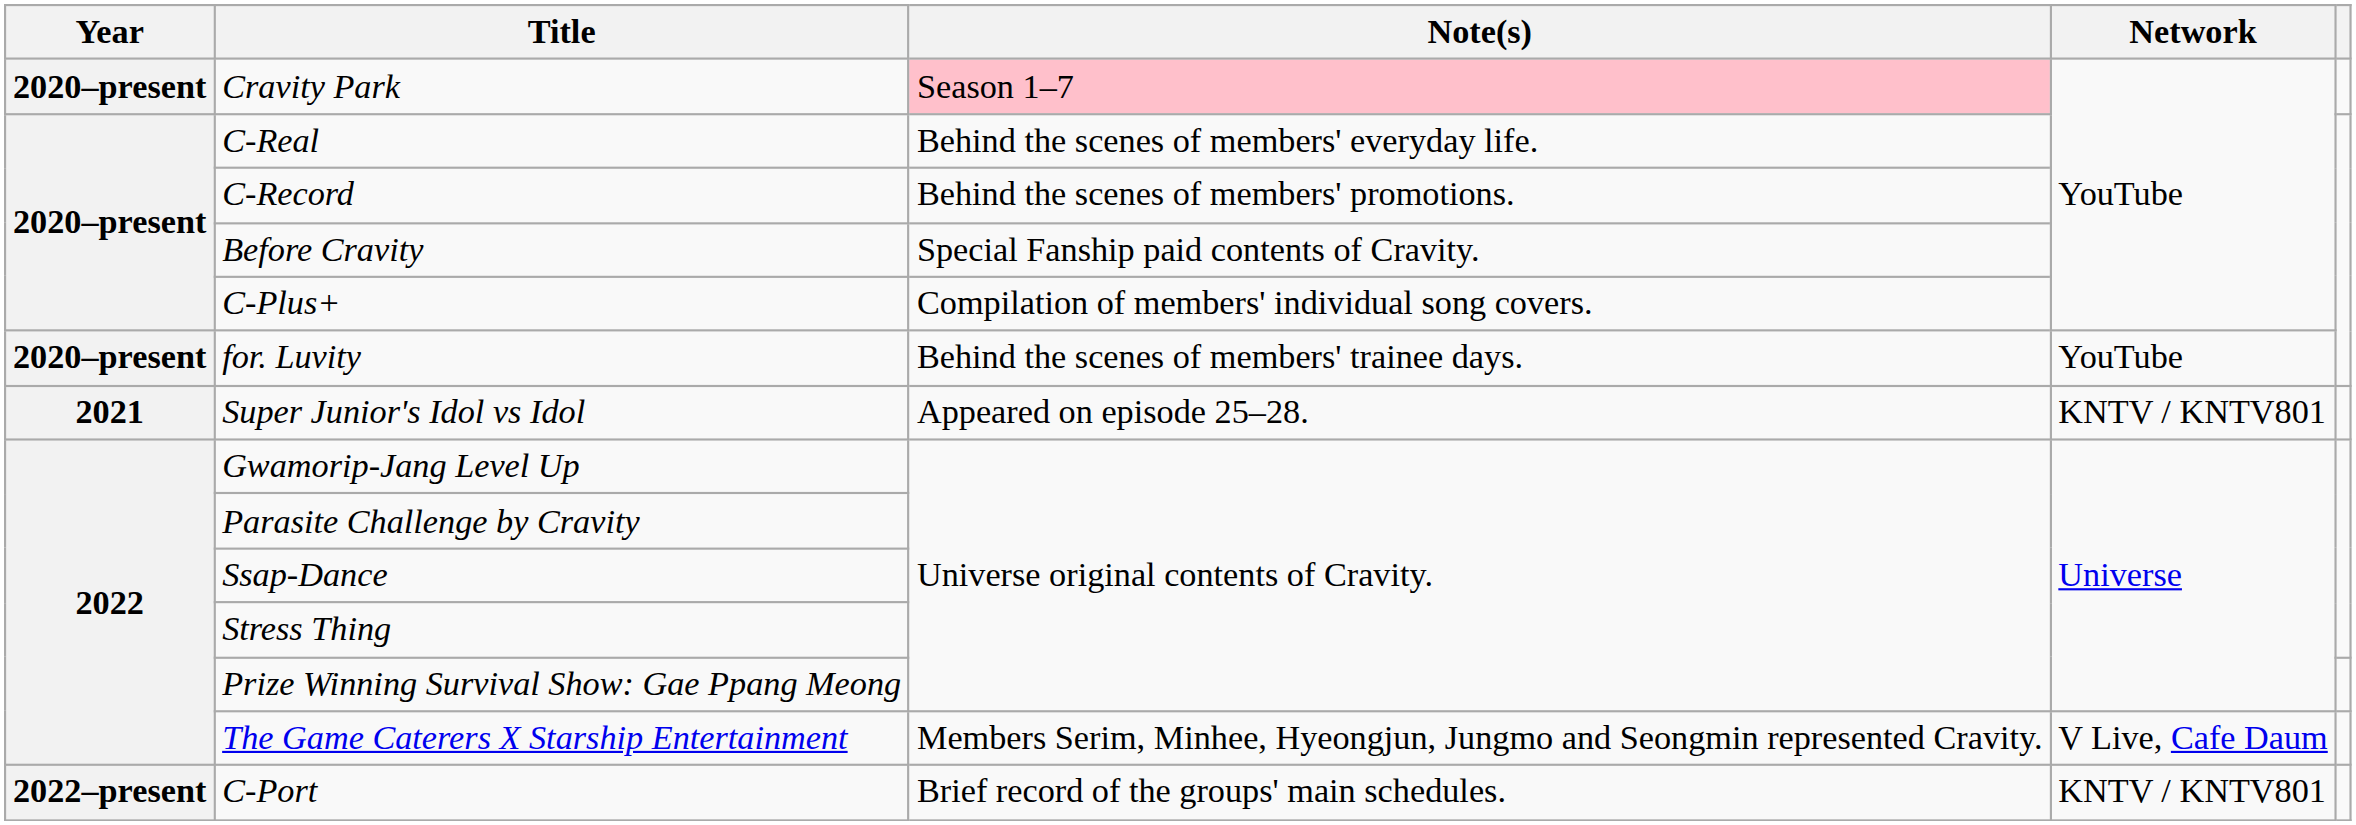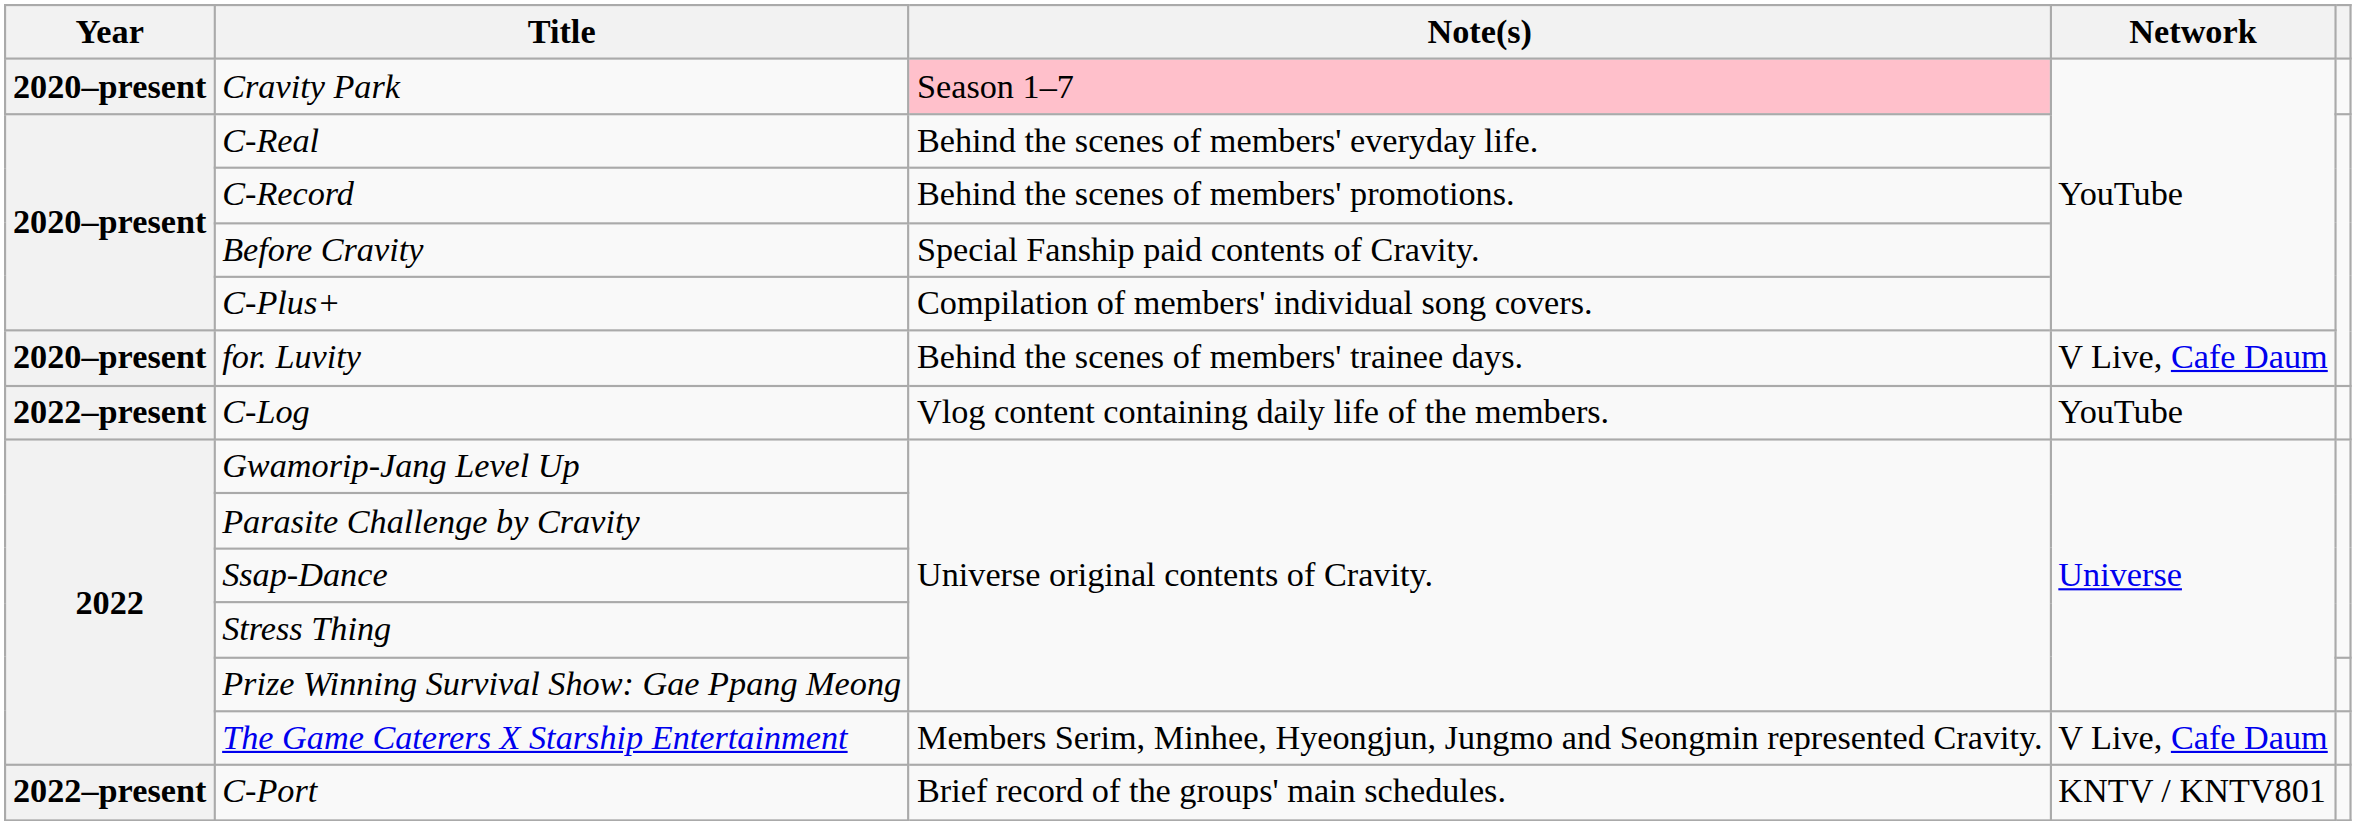(2121, 357) YouTube -> (2193, 357) V Live, Cafe Daum
- row: (404, 411)
+ row: (266, 411)
